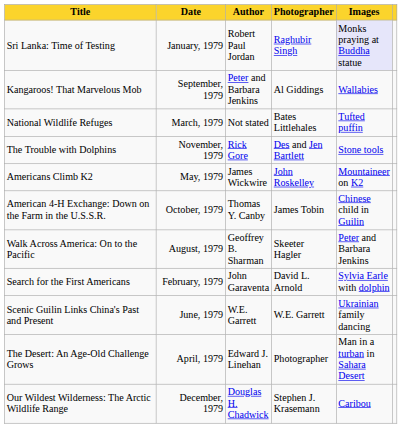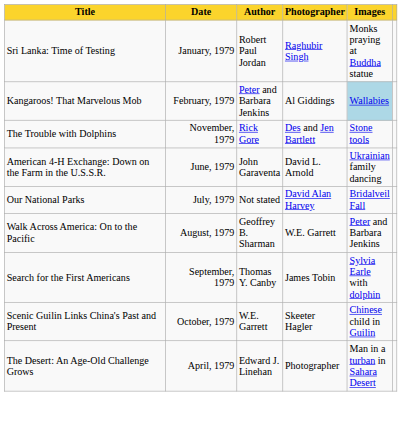(359, 45) lavender background -> (365, 51) no background
(200, 89) September, 1979 -> (204, 101) February, 1979
(358, 89) no background -> (369, 101) lightblue background
- row: (60, 122)
- row: (50, 177)
(194, 210) October, 1979 -> (212, 167) June, 1979
(246, 210) Thomas Y. Canby -> (260, 167) John Garaventa
(299, 210) James Tobin -> (303, 167) David L. Arnold
(355, 210) Chinese child in Guilin -> (370, 167) Ukrainian family dancing
+ row: (46, 200)
(289, 249) Skeeter Hagler -> (310, 233) W.E. Garrett
(193, 282) February, 1979 -> (212, 277) September, 1979
(248, 282) John Garaventa -> (258, 277) Thomas Y. Canby
(292, 282) David L. Arnold -> (310, 277) James Tobin
(201, 315) June, 1979 -> (206, 321) October, 1979
(299, 315) W.E. Garrett -> (300, 321) Skeeter Hagler
(358, 315) Ukrainian family dancing -> (366, 321) Chinese child in Guilin
- row: (79, 403)
